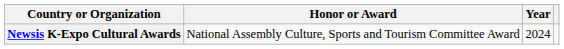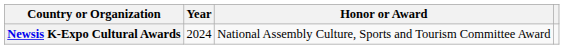columns swapped: (538, 14) <-> (353, 14)
